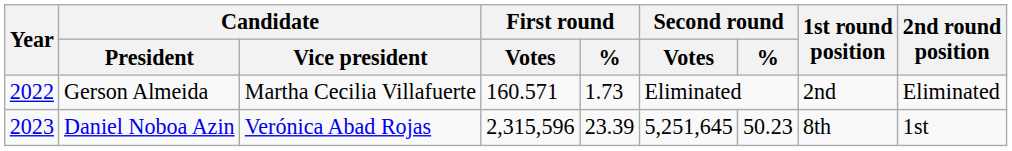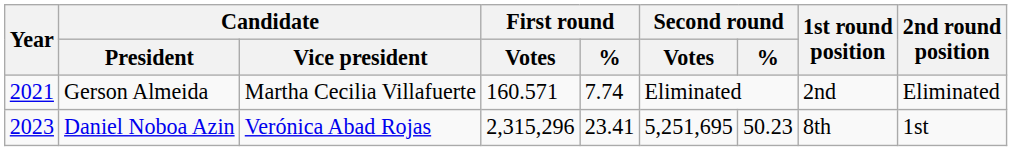(32, 92) 2022 -> (32, 92) 2021
(604, 92) 1.73 -> (604, 92) 7.74
(530, 127) 2,315,596 -> (530, 127) 2,315,296
(610, 127) 23.39 -> (610, 127) 23.41
(689, 127) 5,251,645 -> (689, 127) 5,251,695
